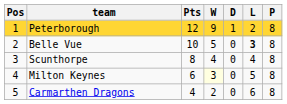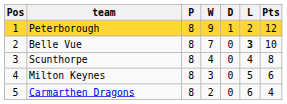columns swapped: (272, 12) <-> (192, 12)
(213, 44) 5 -> (211, 44) 7
(213, 76) lightyellow background -> (211, 76) no background
